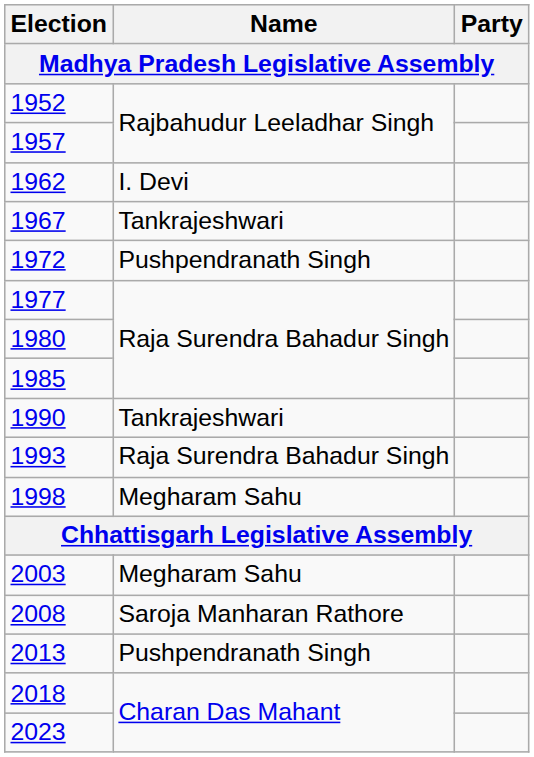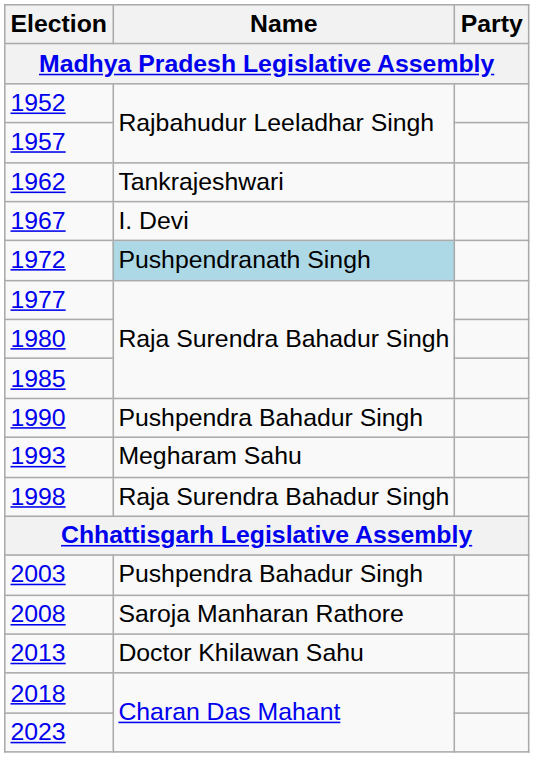(154, 181) I. Devi -> (201, 181) Tankrajeshwari
(201, 220) Tankrajeshwari -> (154, 220) I. Devi
(245, 260) no background -> (245, 260) lightblue background
(201, 417) Tankrajeshwari -> (271, 417) Pushpendra Bahadur Singh
(284, 456) Raja Surendra Bahadur Singh -> (210, 456) Megharam Sahu
(210, 496) Megharam Sahu -> (284, 496) Raja Surendra Bahadur Singh
(210, 574) Megharam Sahu -> (271, 574) Pushpendra Bahadur Singh
(245, 653) Pushpendranath Singh -> (241, 653) Doctor Khilawan Sahu
